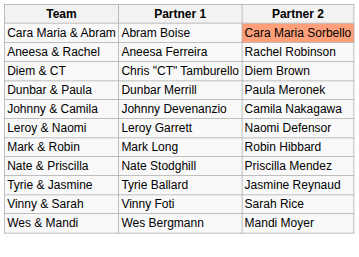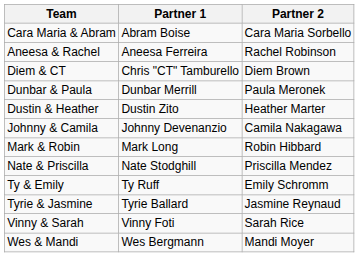(298, 33) lightsalmon background -> (298, 33) no background
+ row: (53, 109)
- row: (47, 128)
+ row: (35, 185)
